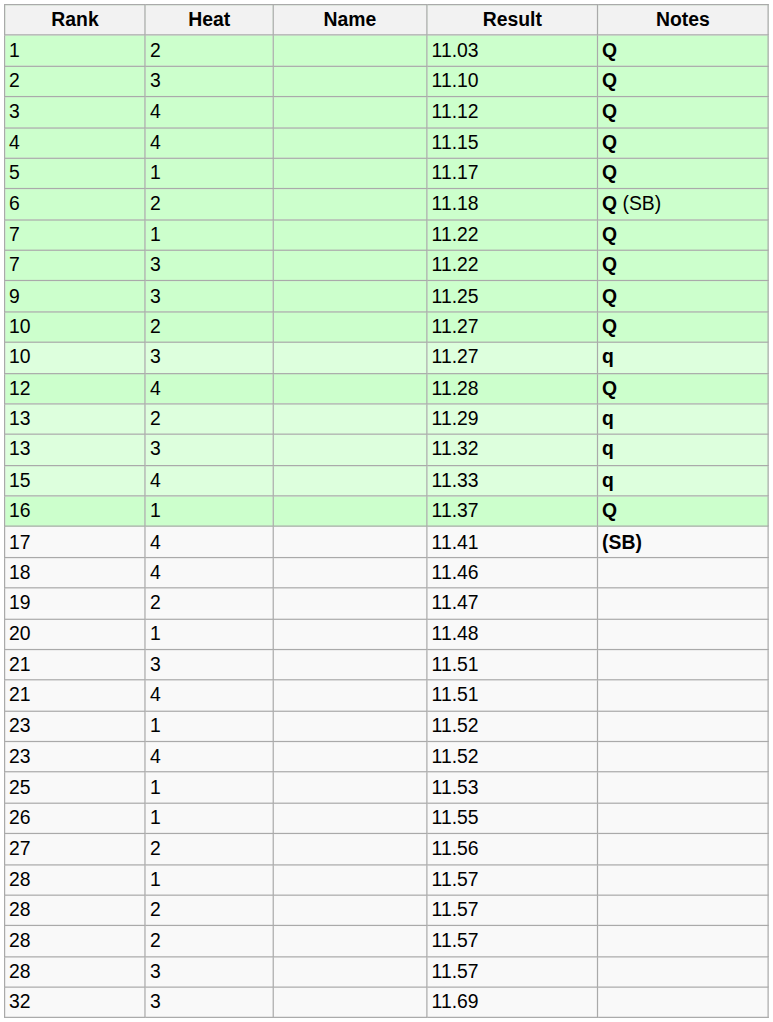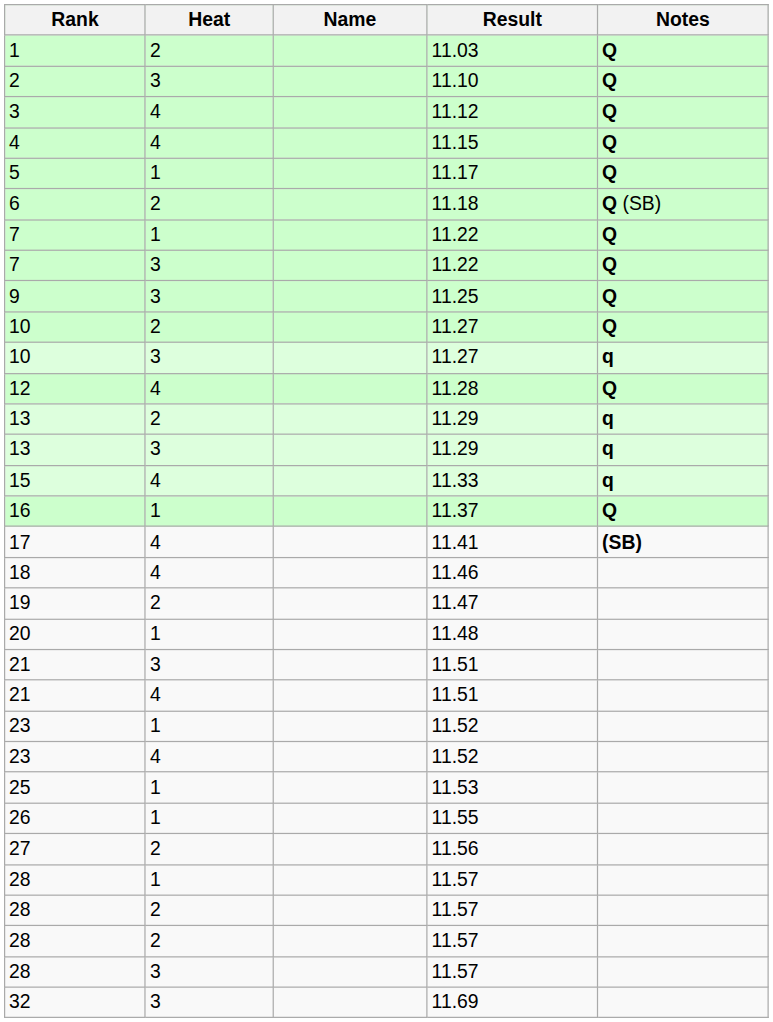(455, 449) 11.32 -> (455, 449) 11.29
